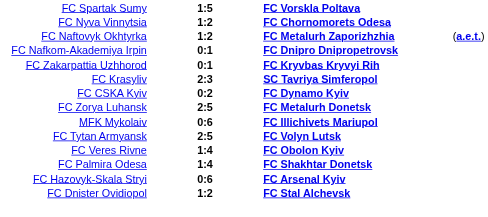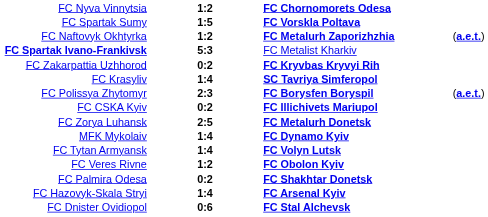rows swapped: (104, 8) <-> (103, 22)
+ row: (76, 50)
- row: (79, 50)
(205, 65) 0:1 -> (205, 65) 0:2
(205, 79) 2:3 -> (205, 79) 1:4
+ row: (94, 93)
(306, 93) FC Dynamo Kyiv -> (320, 108) FC Illichivets Mariupol
(205, 122) 0:6 -> (205, 136) 1:4
(320, 122) FC Illichivets Mariupol -> (306, 136) FC Dynamo Kyiv
(205, 136) 2:5 -> (205, 150) 1:4
(205, 150) 1:4 -> (205, 164) 1:2
(205, 164) 1:4 -> (205, 179) 0:2
(205, 179) 0:6 -> (205, 193) 1:4
(205, 193) 1:2 -> (205, 207) 0:6
